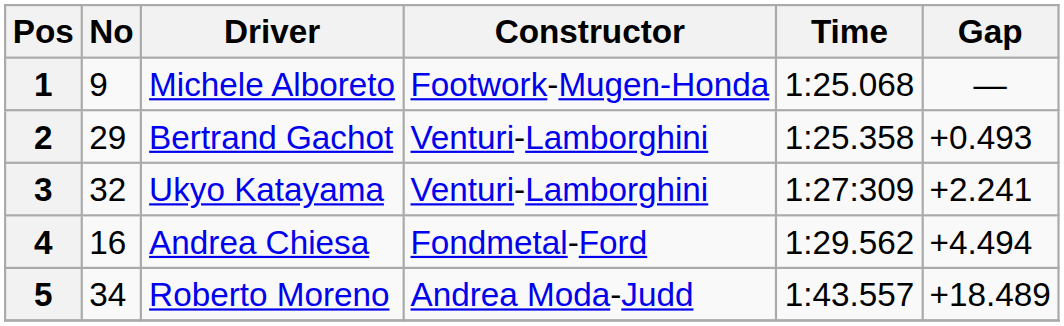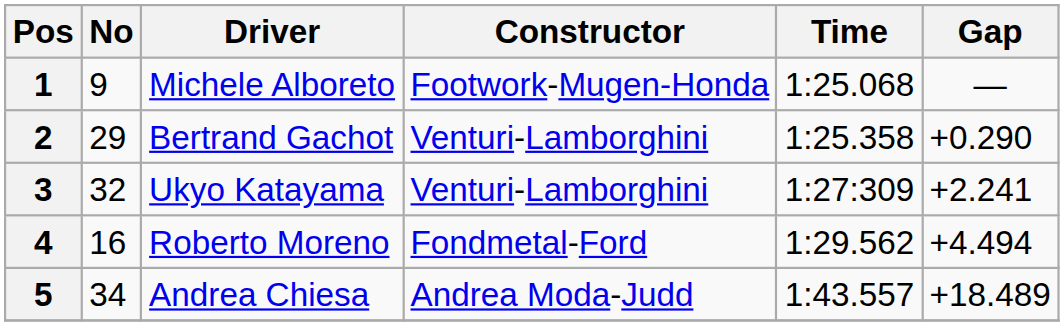(981, 137) +0.493 -> (981, 137) +0.290
(259, 242) Andrea Chiesa -> (269, 242) Roberto Moreno
(269, 295) Roberto Moreno -> (259, 295) Andrea Chiesa
